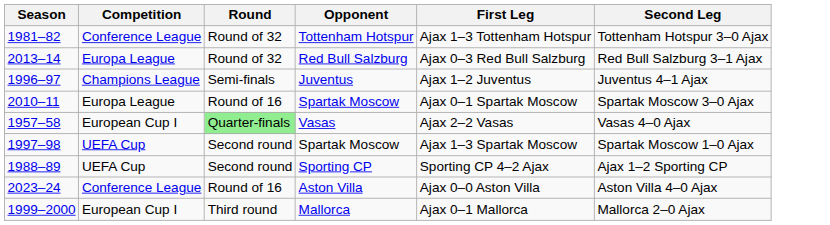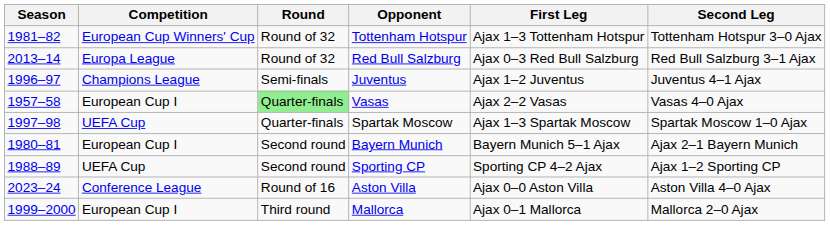(142, 36) Conference League -> (168, 36) European Cup Winners' Cup
- row: (34, 101)
(250, 144) Second round -> (302, 123) Quarter-finals
+ row: (34, 144)
